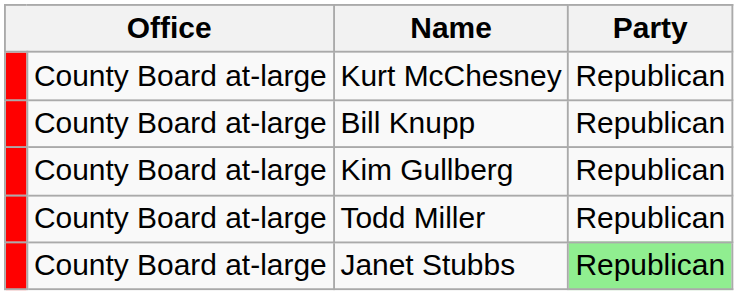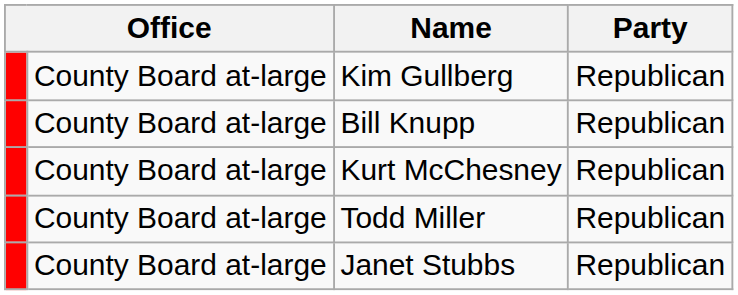rows swapped: (427, 170) <-> (451, 75)
(650, 265) lightgreen background -> (650, 265) no background
